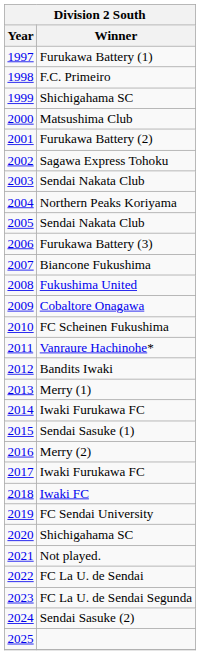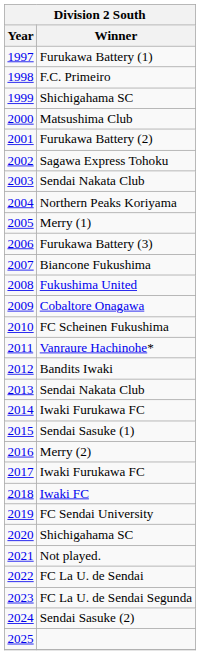(92, 222) Sendai Nakata Club -> (65, 222) Merry (1)
(65, 389) Merry (1) -> (92, 389) Sendai Nakata Club
